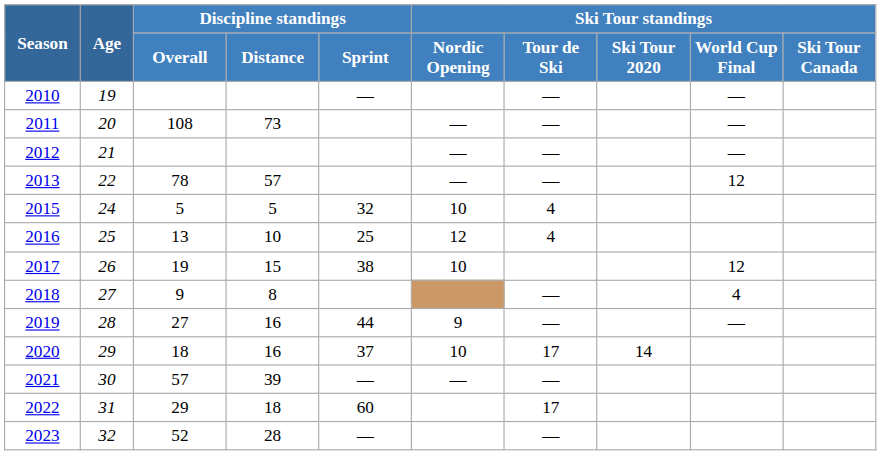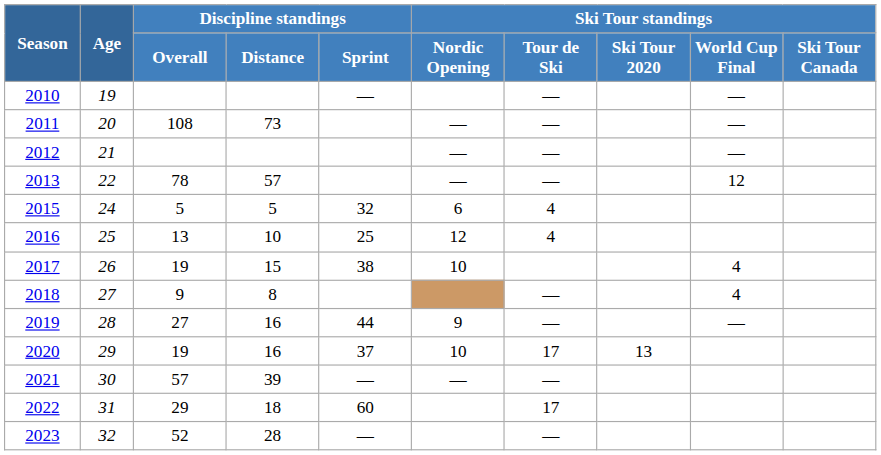(458, 209) 10 -> (458, 209) 6
(736, 265) 12 -> (736, 265) 4
(180, 350) 18 -> (180, 350) 19
(644, 350) 14 -> (644, 350) 13
